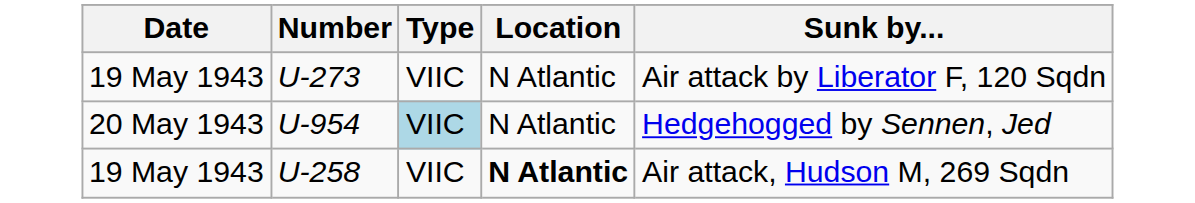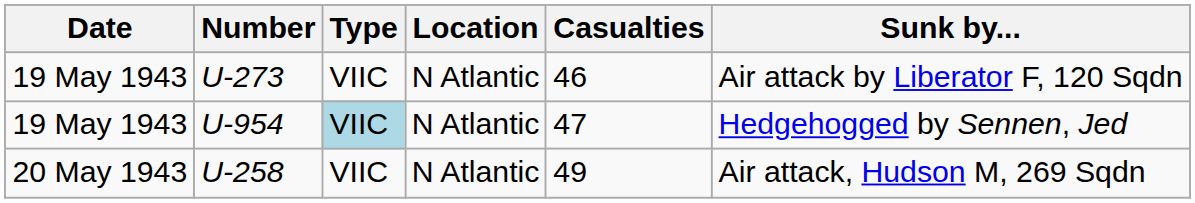+ column: (629, 28)
(176, 124) 20 May 1943 -> (100, 124) 19 May 1943
(176, 172) 19 May 1943 -> (100, 172) 20 May 1943
(558, 172) bold -> (476, 172) normal
